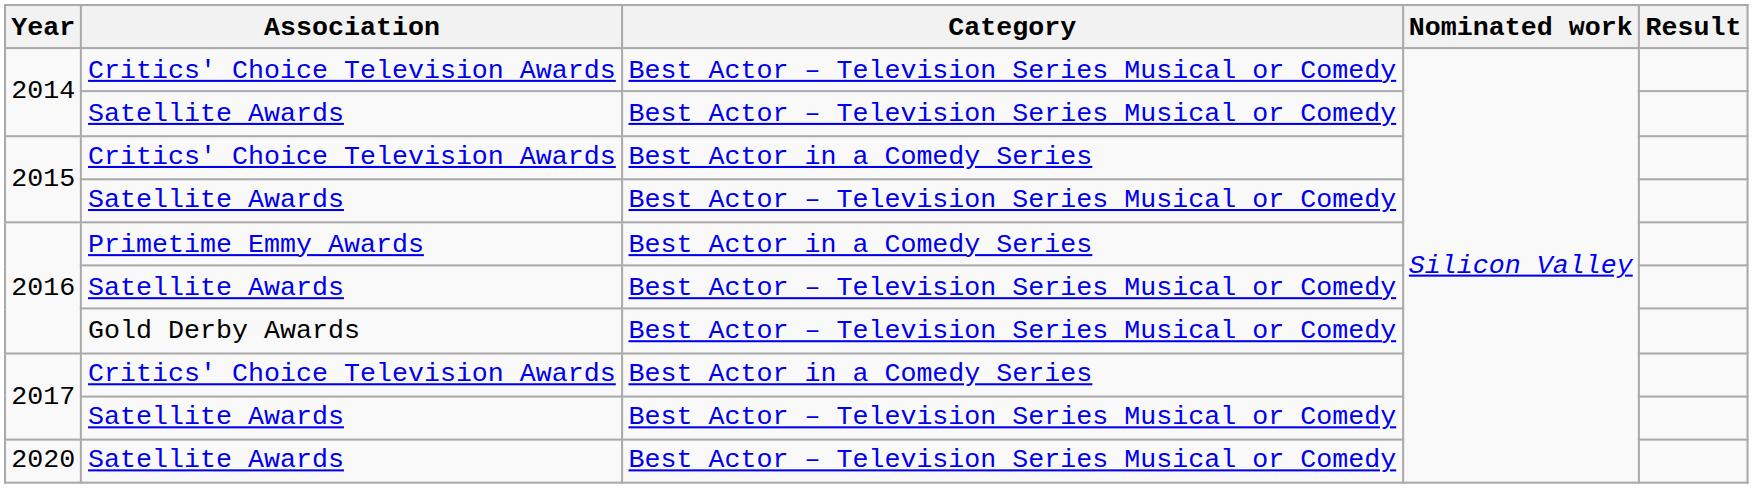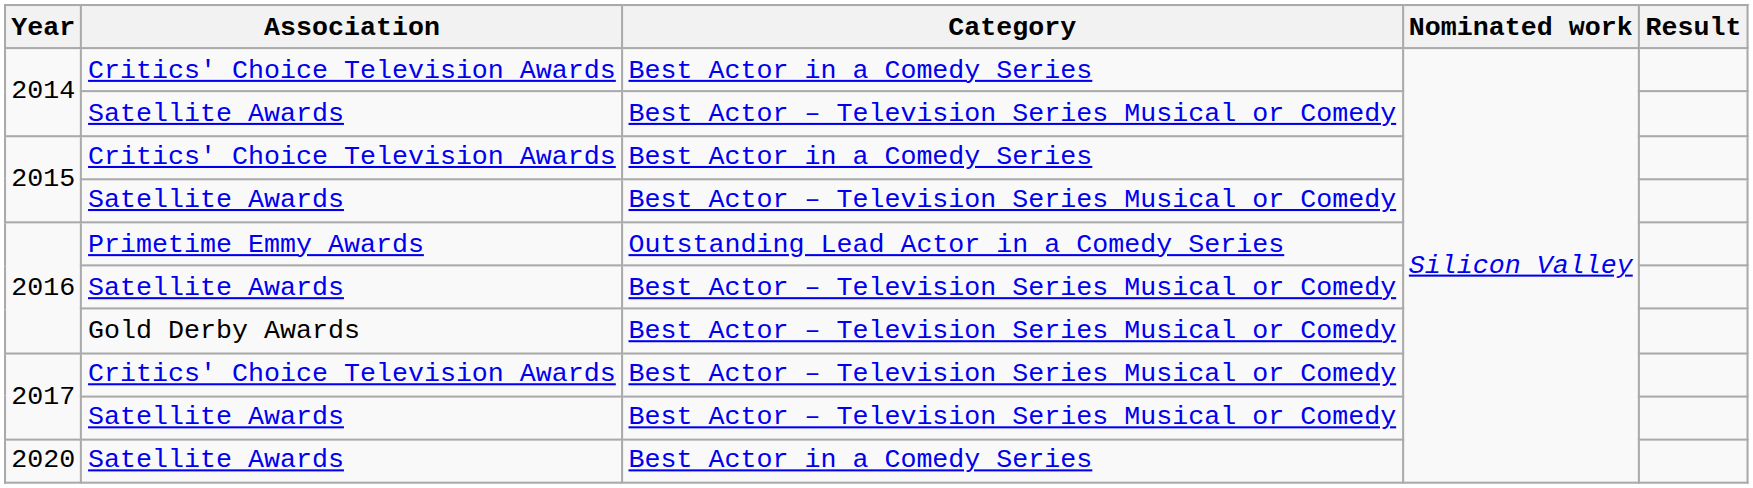(1012, 70) Best Actor – Television Series Musical or Comedy -> (860, 70) Best Actor in a Comedy Series
(860, 244) Best Actor in a Comedy Series -> (956, 244) Outstanding Lead Actor in a Comedy Series
(860, 374) Best Actor in a Comedy Series -> (1012, 374) Best Actor – Television Series Musical or Comedy
(1012, 461) Best Actor – Television Series Musical or Comedy -> (860, 461) Best Actor in a Comedy Series
